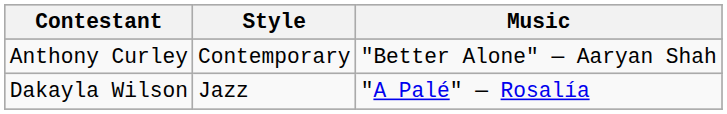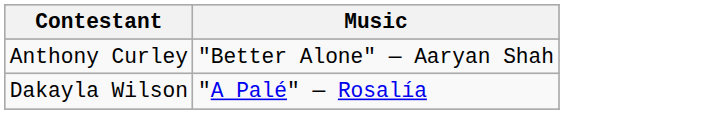- column: (274, 22)
